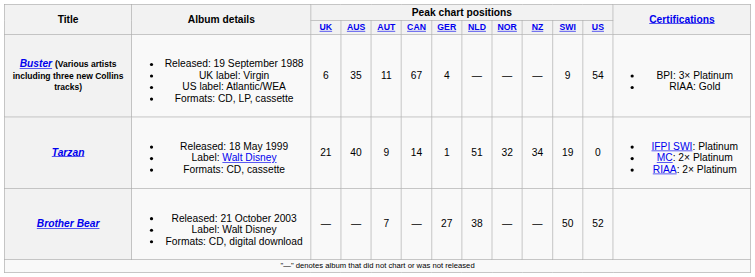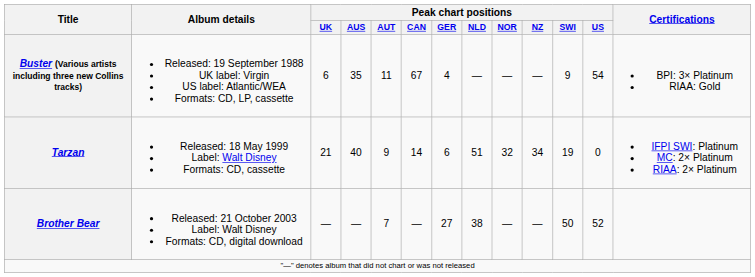(447, 152) 1 -> (447, 152) 6
